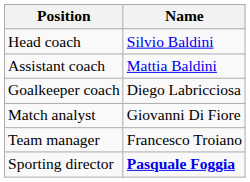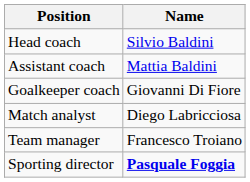(184, 90) Diego Labricciosa -> (184, 90) Giovanni Di Fiore
(184, 115) Giovanni Di Fiore -> (184, 115) Diego Labricciosa
